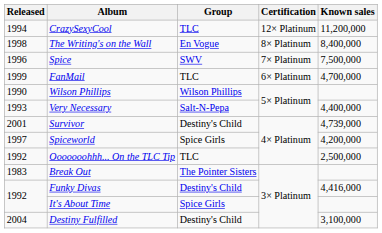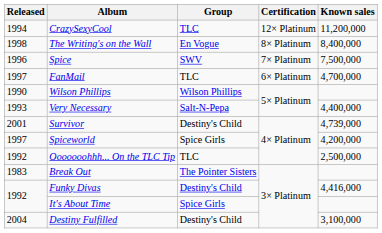(17, 76) 1999 -> (17, 76) 1997
